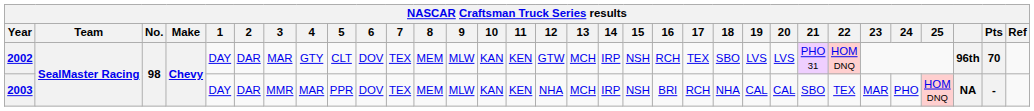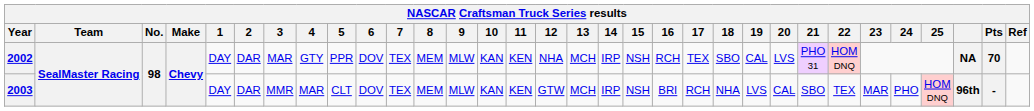(342, 58) CLT -> (342, 58) PPR
(551, 58) GTW -> (551, 58) NHA
(756, 58) LVS -> (756, 58) CAL
(968, 58) 96th -> (968, 58) NA
(342, 90) PPR -> (342, 90) CLT
(551, 90) NHA -> (551, 90) GTW
(756, 90) CAL -> (756, 90) LVS
(968, 90) NA -> (968, 90) 96th
